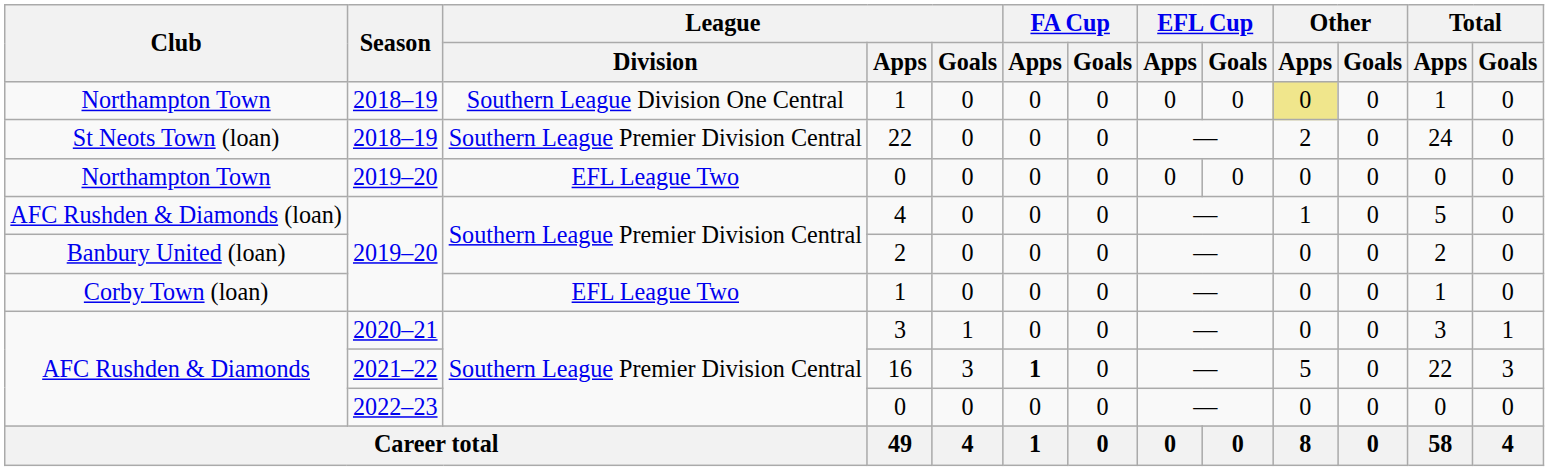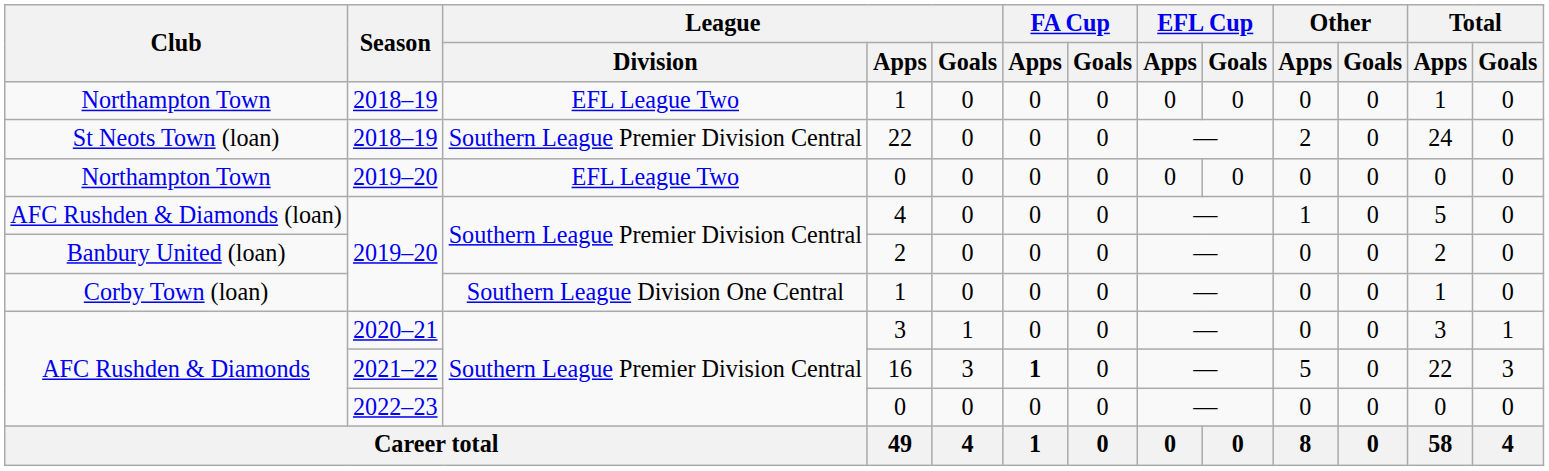(655, 100) Southern League Division One Central -> (655, 100) EFL League Two
(1305, 100) khaki background -> (1305, 100) no background
(655, 291) EFL League Two -> (655, 291) Southern League Division One Central
